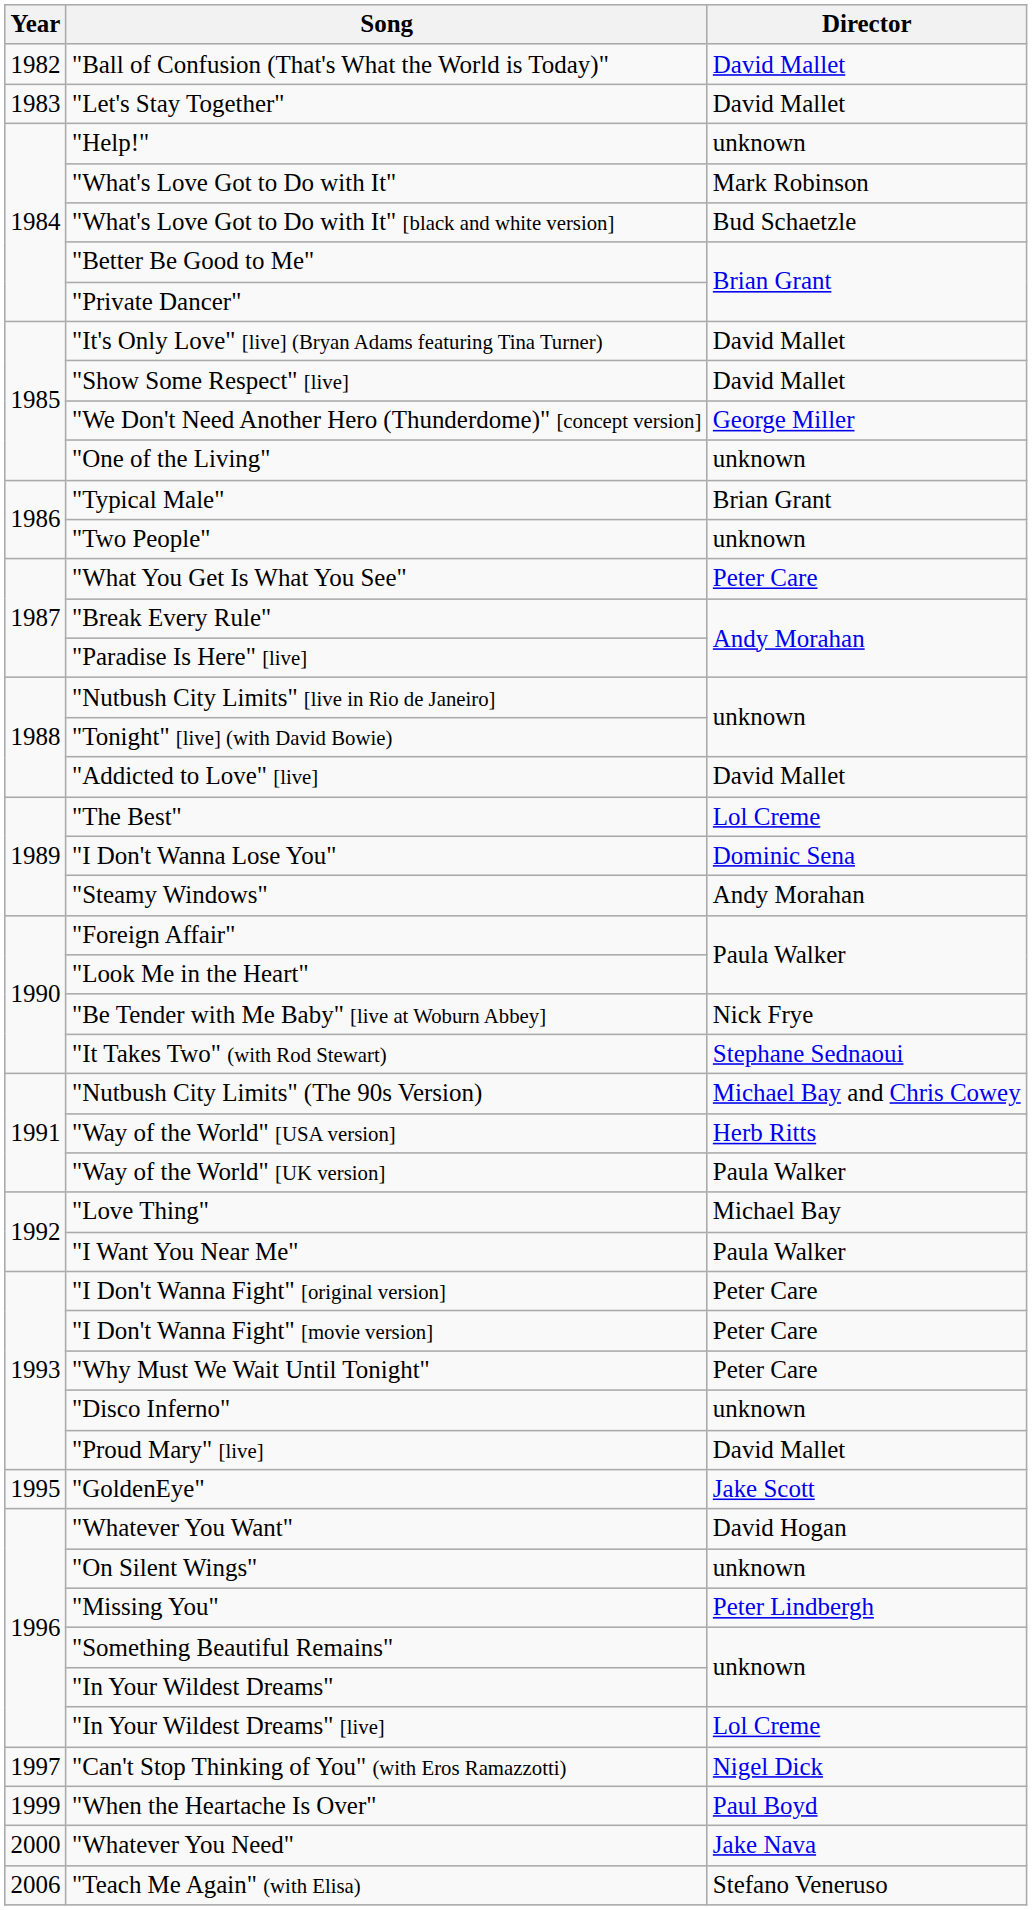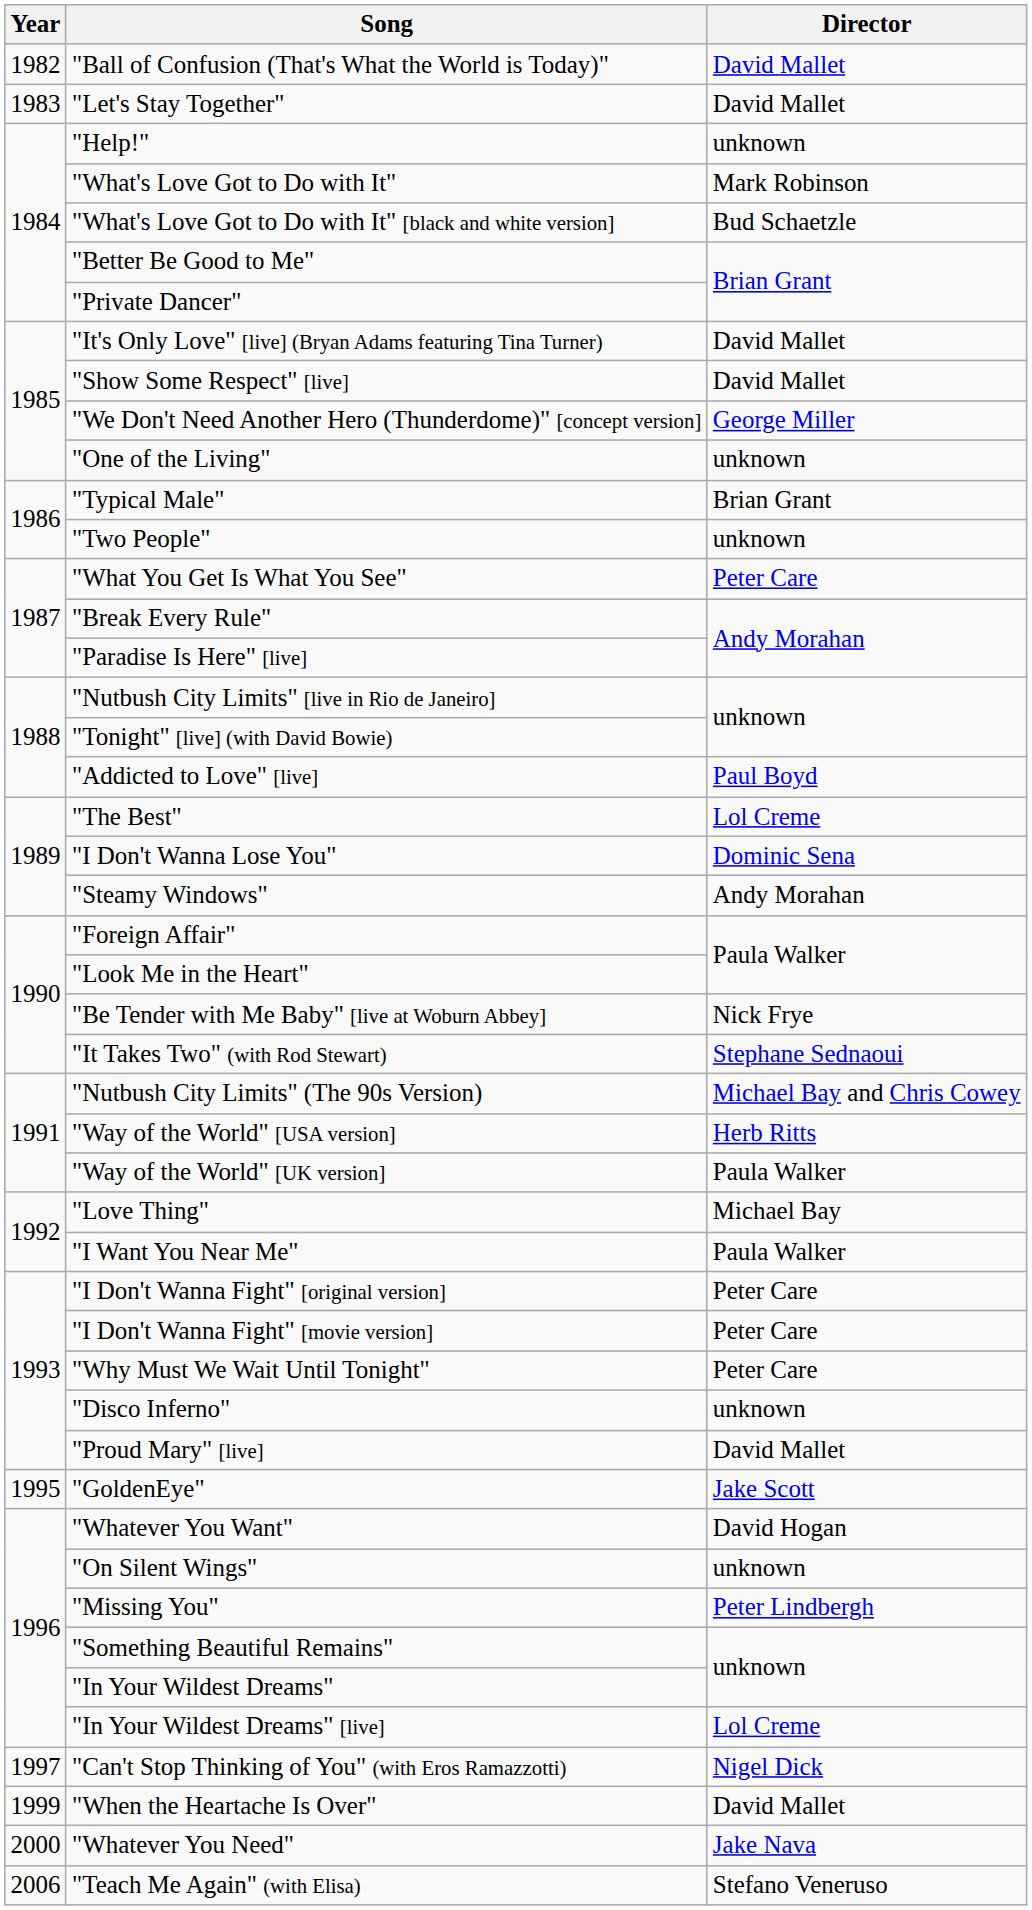(779, 776) David Mallet -> (765, 776) Paul Boyd
(765, 1805) Paul Boyd -> (779, 1805) David Mallet
